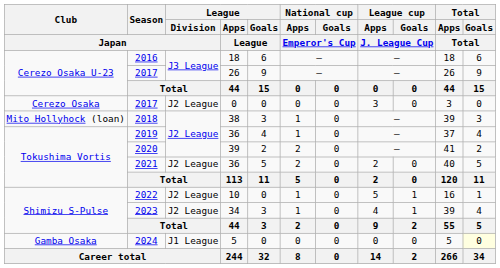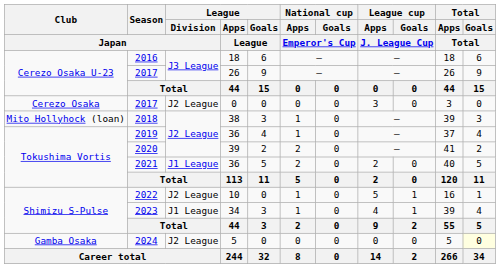(193, 165) J2 League -> (193, 165) J1 League
(193, 210) J2 League -> (193, 210) J1 League
(193, 241) J1 League -> (193, 241) J2 League
